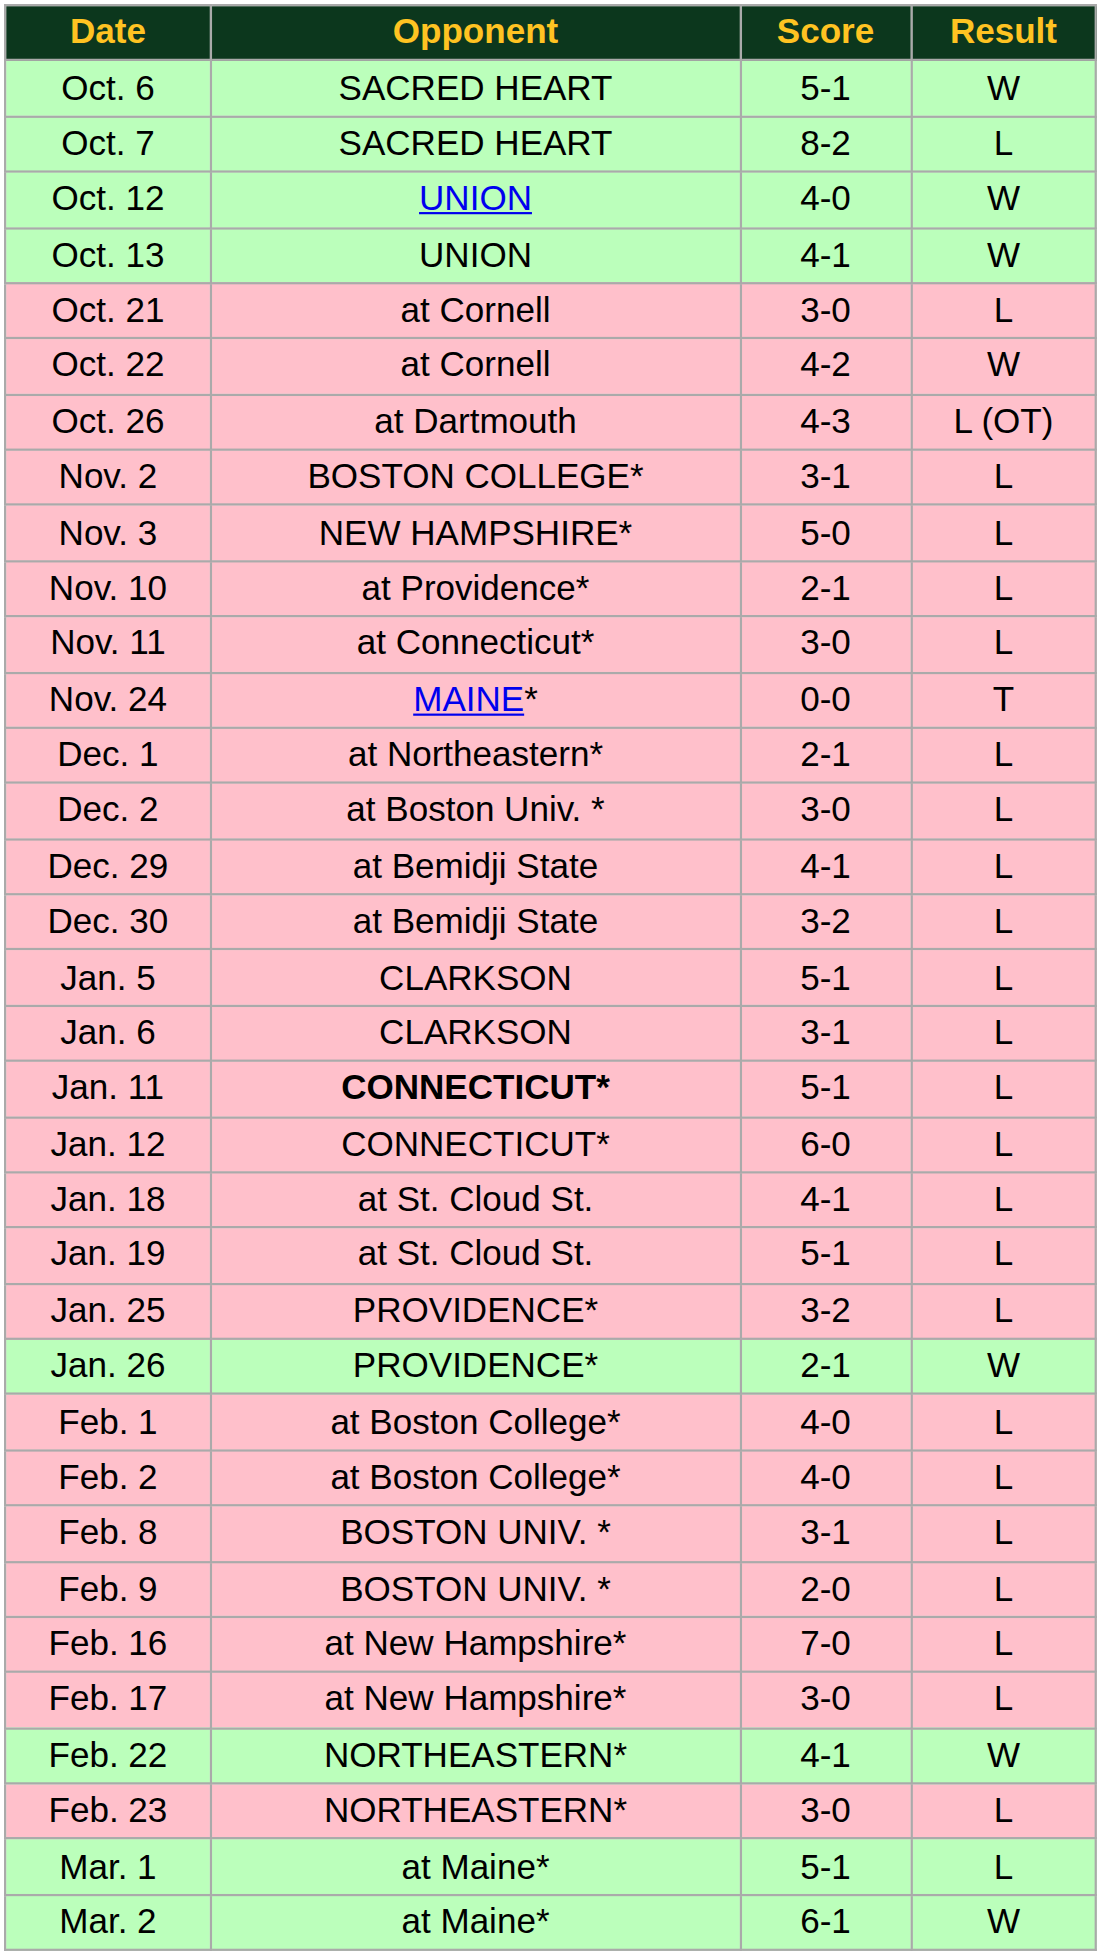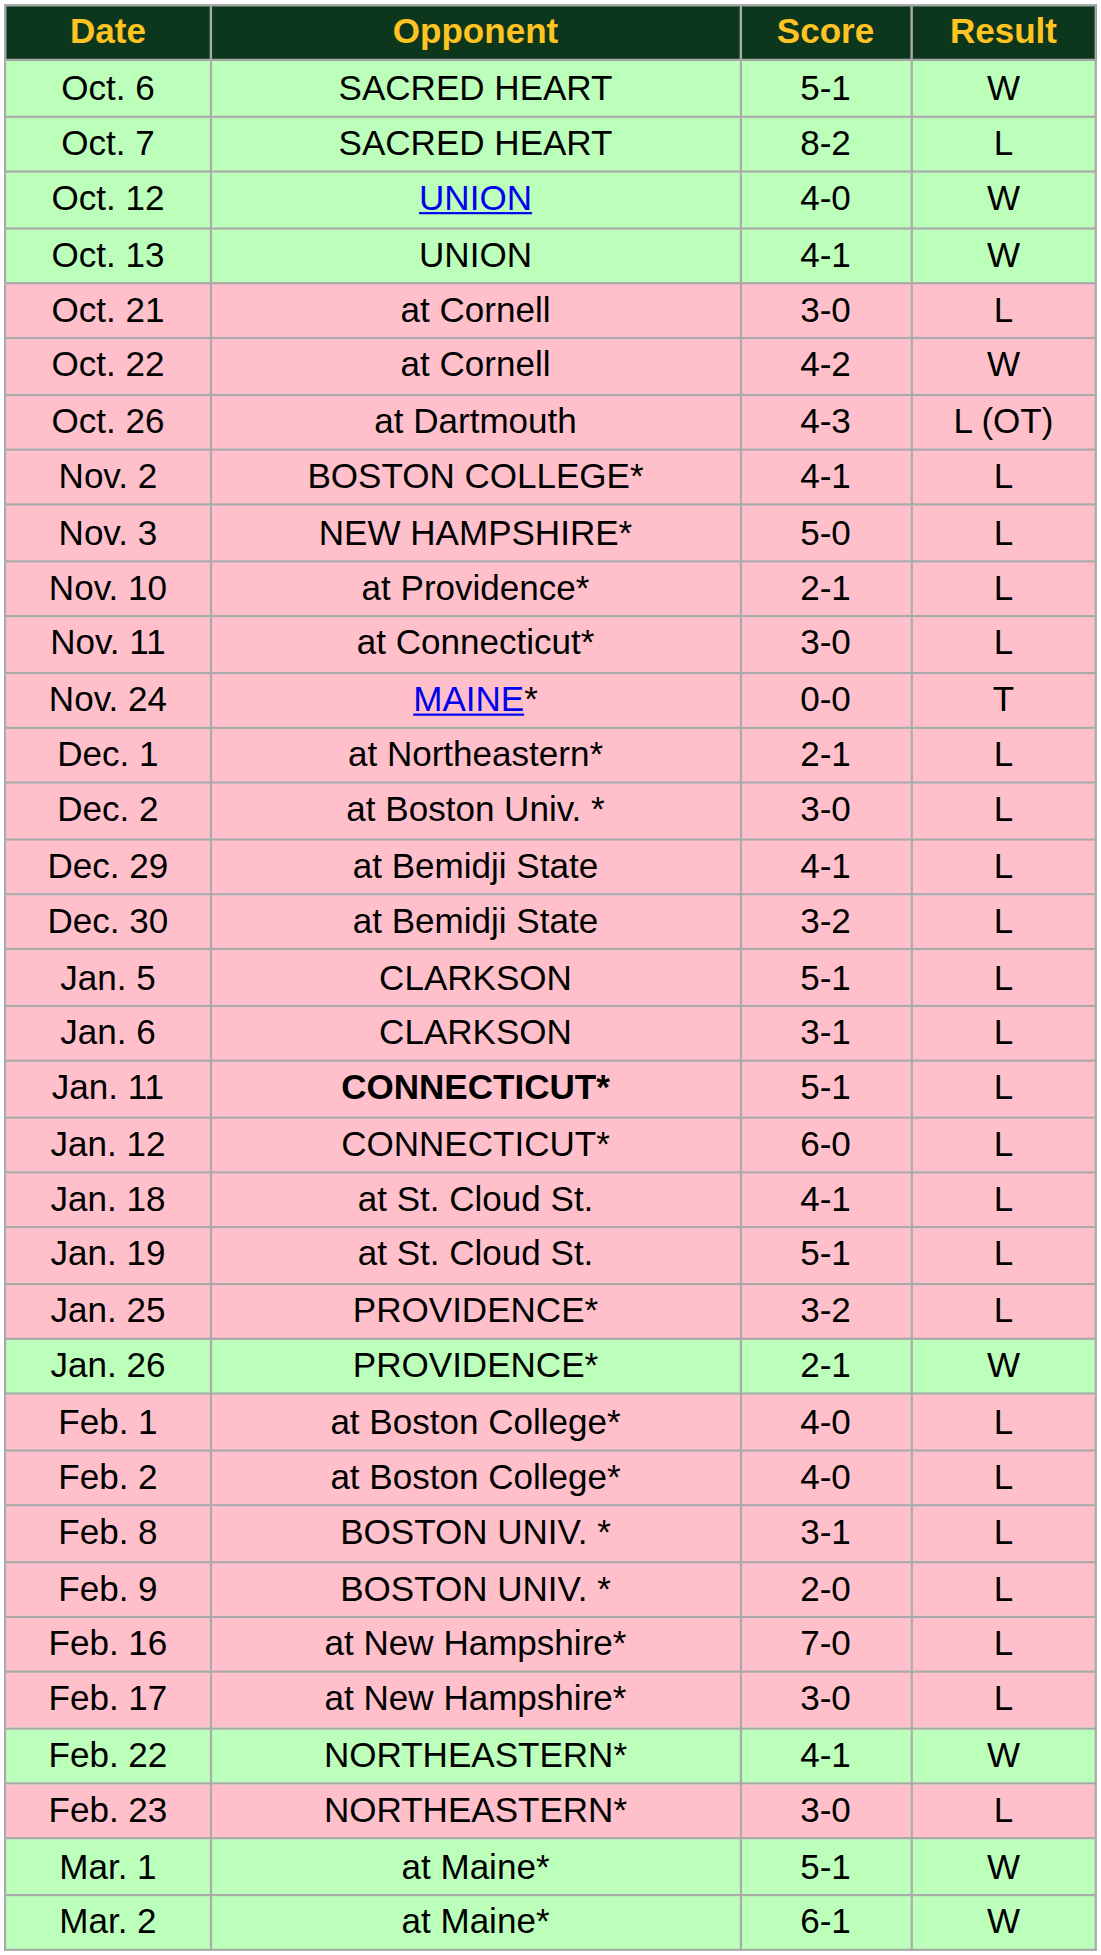(826, 476) 3-1 -> (826, 476) 4-1
(1003, 1866) L -> (1003, 1866) W
